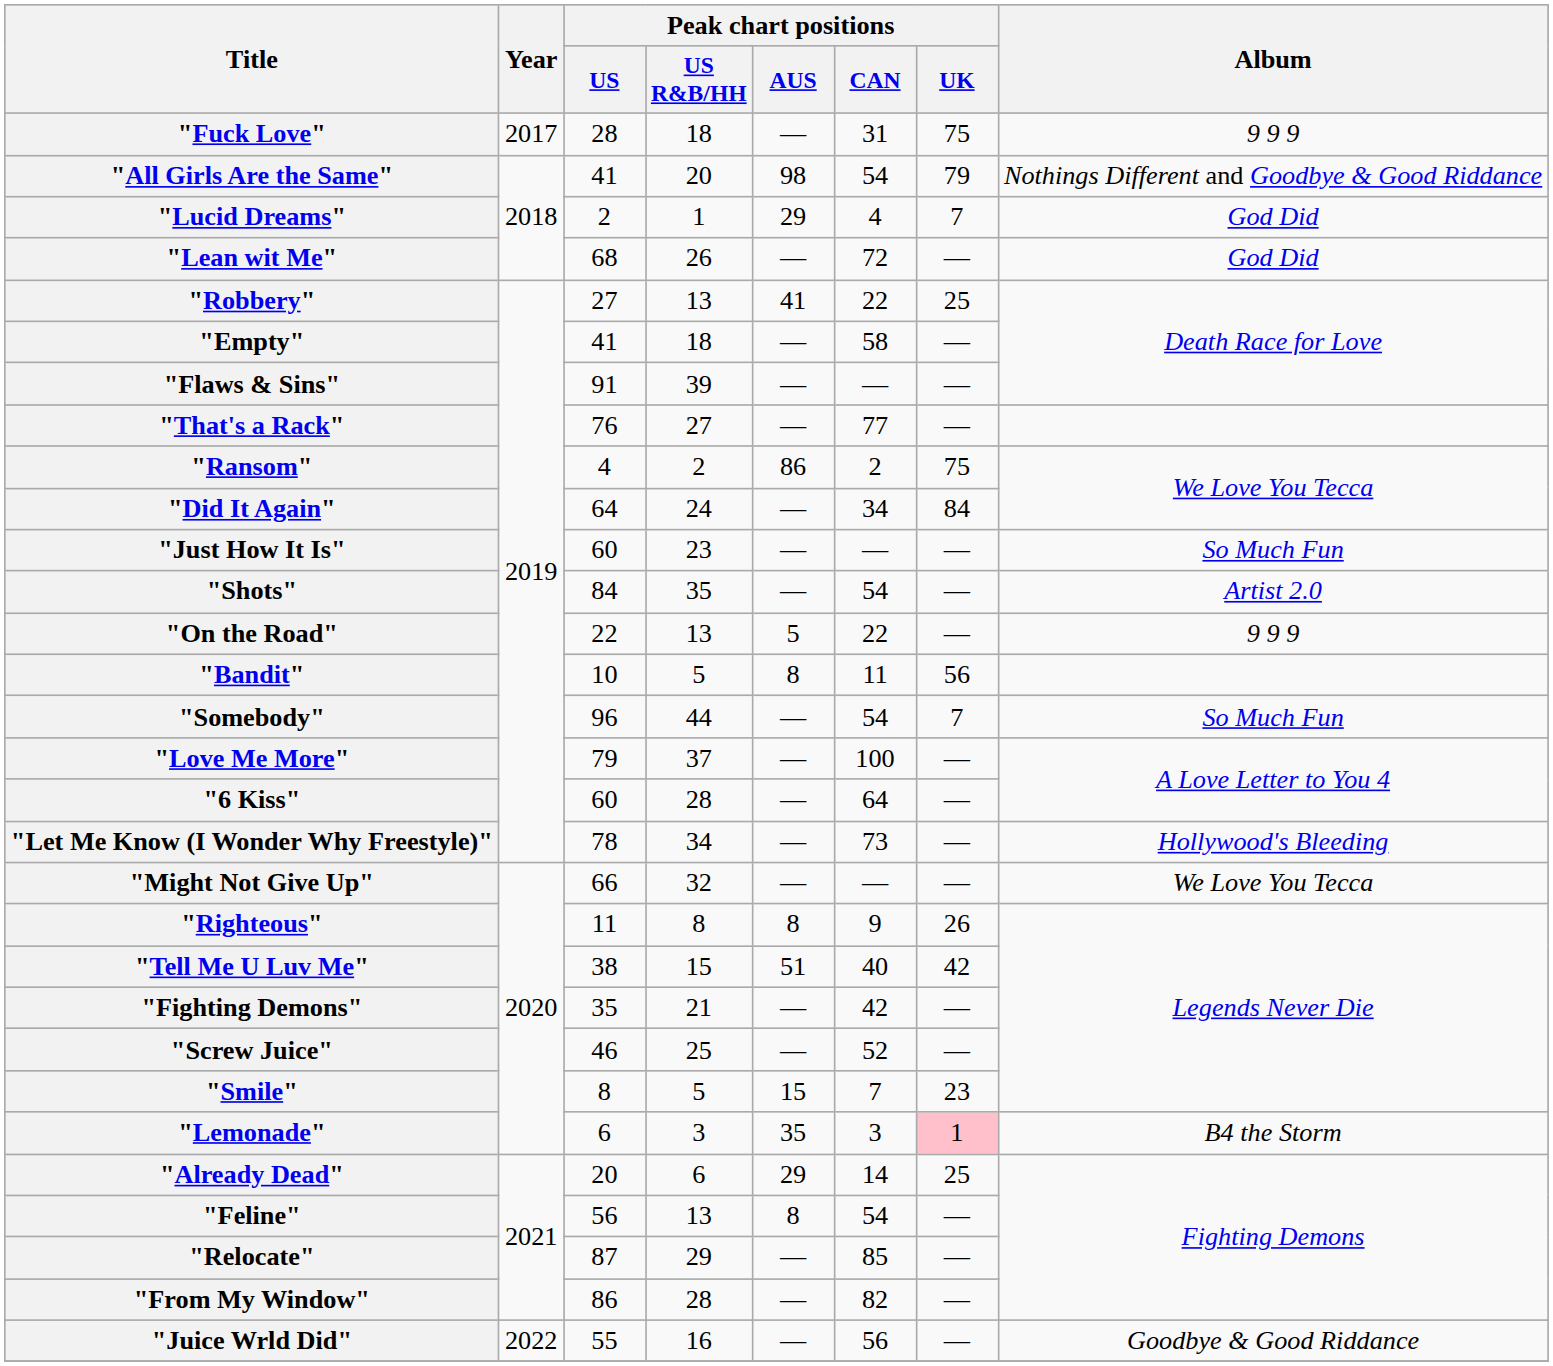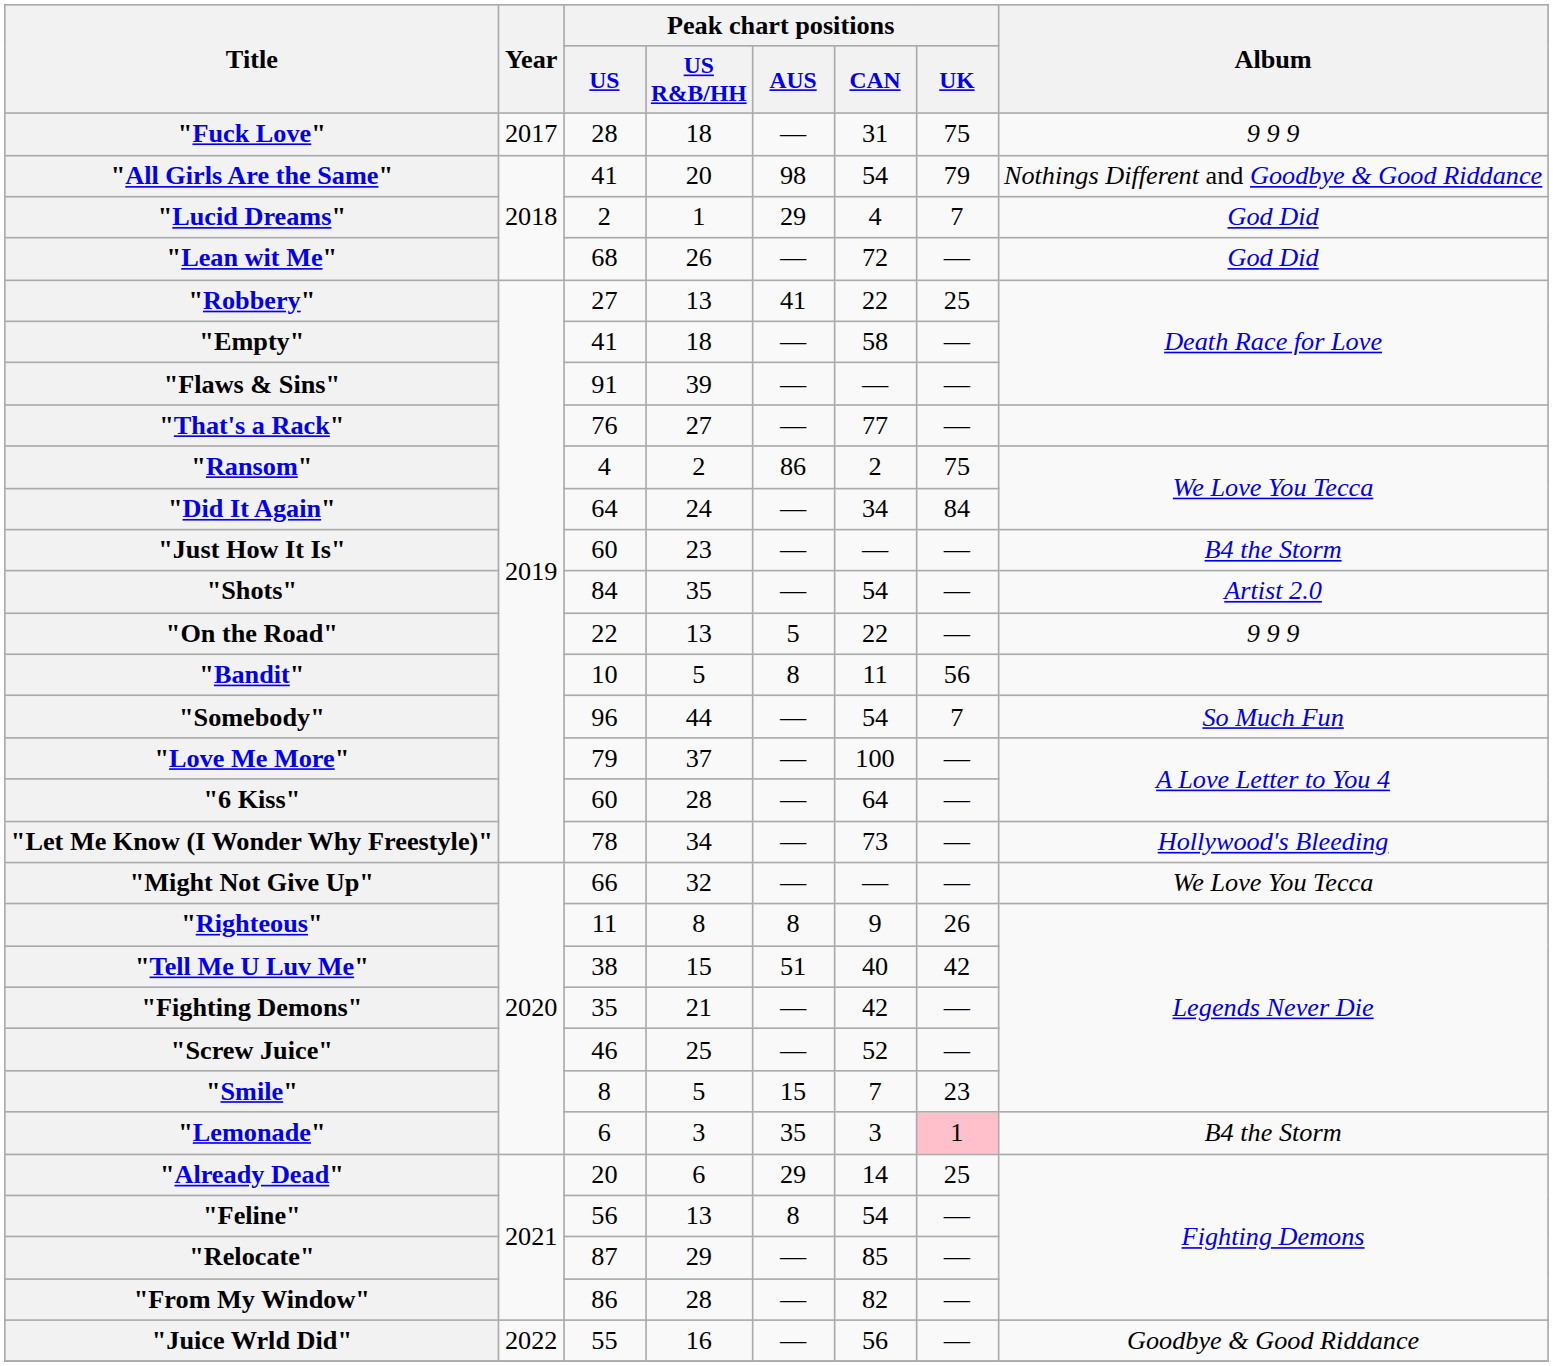(1273, 549) So Much Fun -> (1273, 549) B4 the Storm
